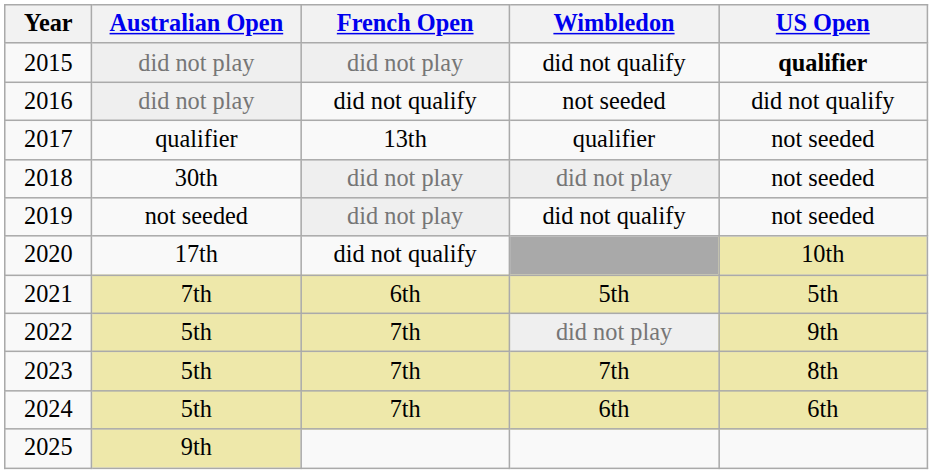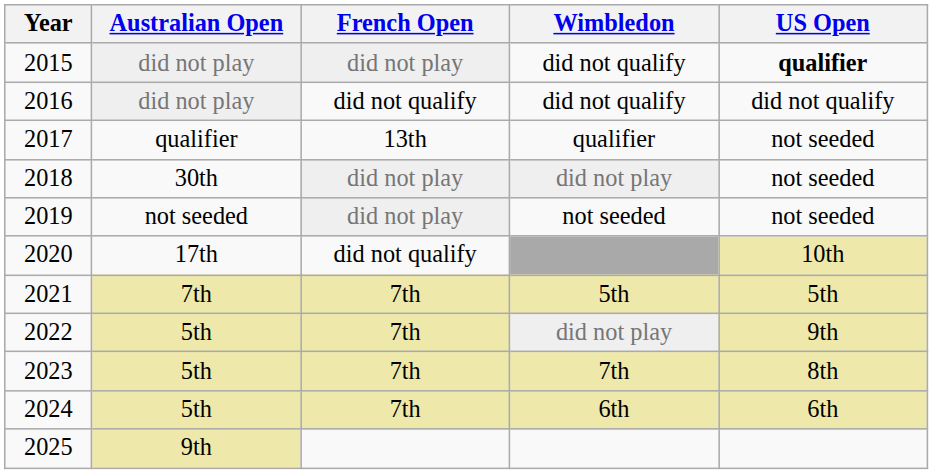(614, 100) not seeded -> (614, 100) did not qualify
(614, 216) did not qualify -> (614, 216) not seeded
(405, 293) 6th -> (405, 293) 7th
